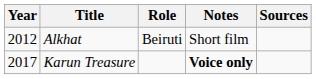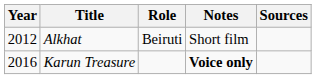(22, 62) 2017 -> (22, 62) 2016
